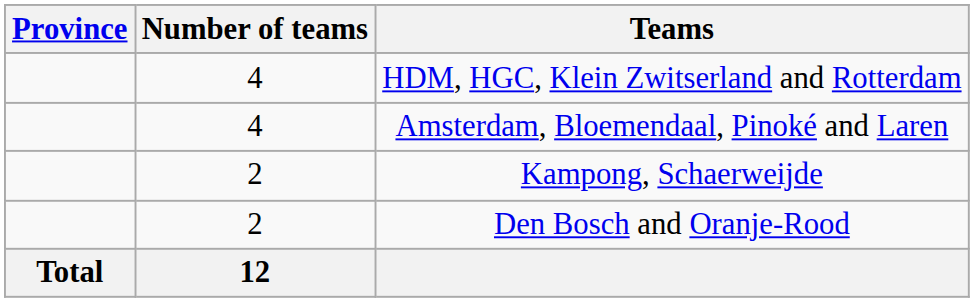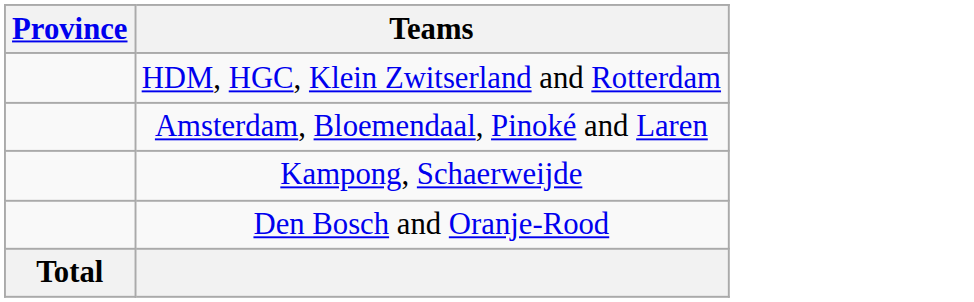- column: (255, 28)
